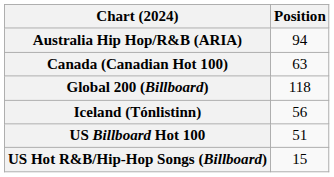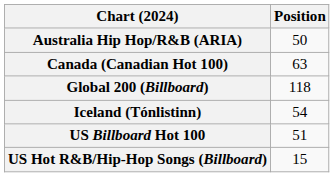(300, 40) 94 -> (300, 40) 50
(300, 111) 56 -> (300, 111) 54
